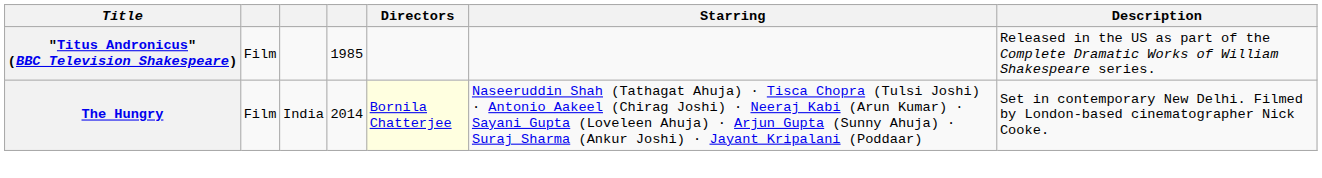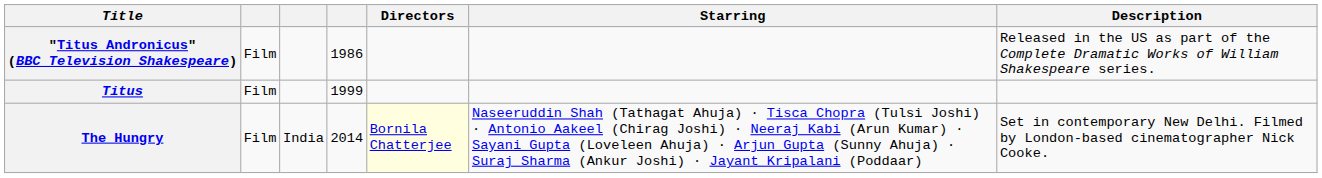(347, 54) 1985 -> (347, 54) 1986
+ row: (122, 92)
